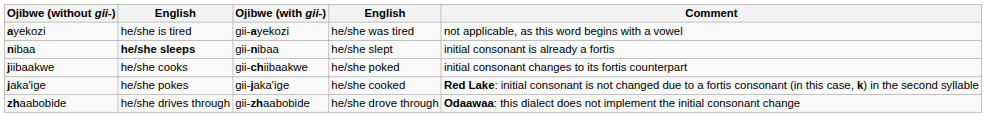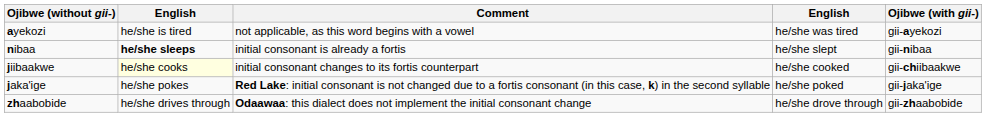columns swapped: (281, 13) <-> (711, 13)
(154, 67) no background -> (154, 67) lightyellow background
(365, 67) he/she poked -> (812, 67) he/she cooked
(368, 85) he/she cooked -> (809, 85) he/she poked
